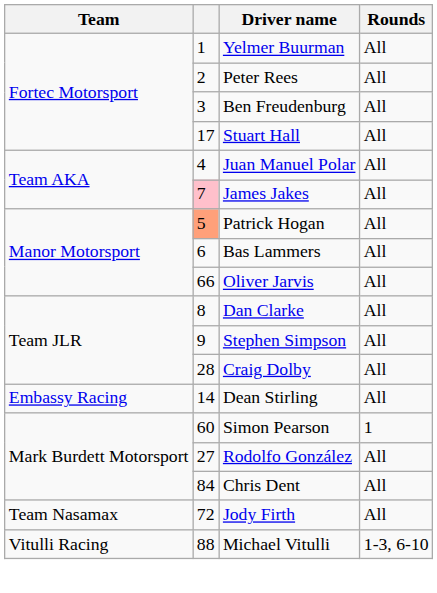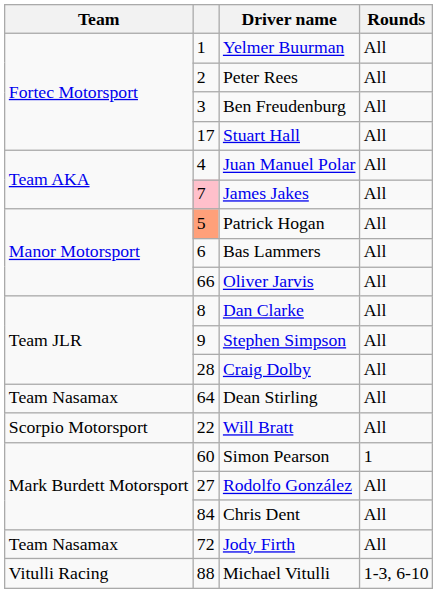(68, 397) Embassy Racing -> (63, 397) Team Nasamax
(206, 397) 14 -> (206, 397) 64
+ row: (258, 427)
